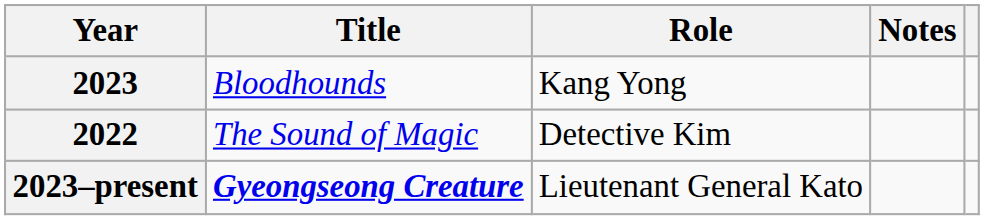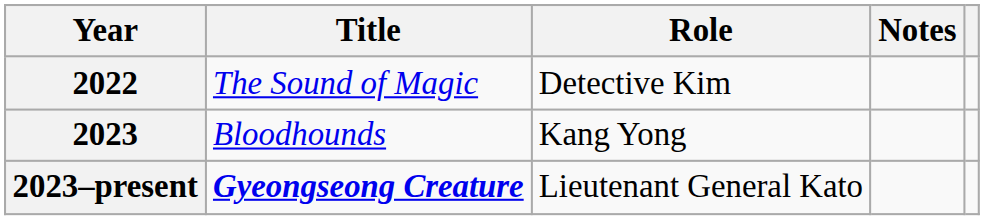rows swapped: (105, 134) <-> (105, 82)
